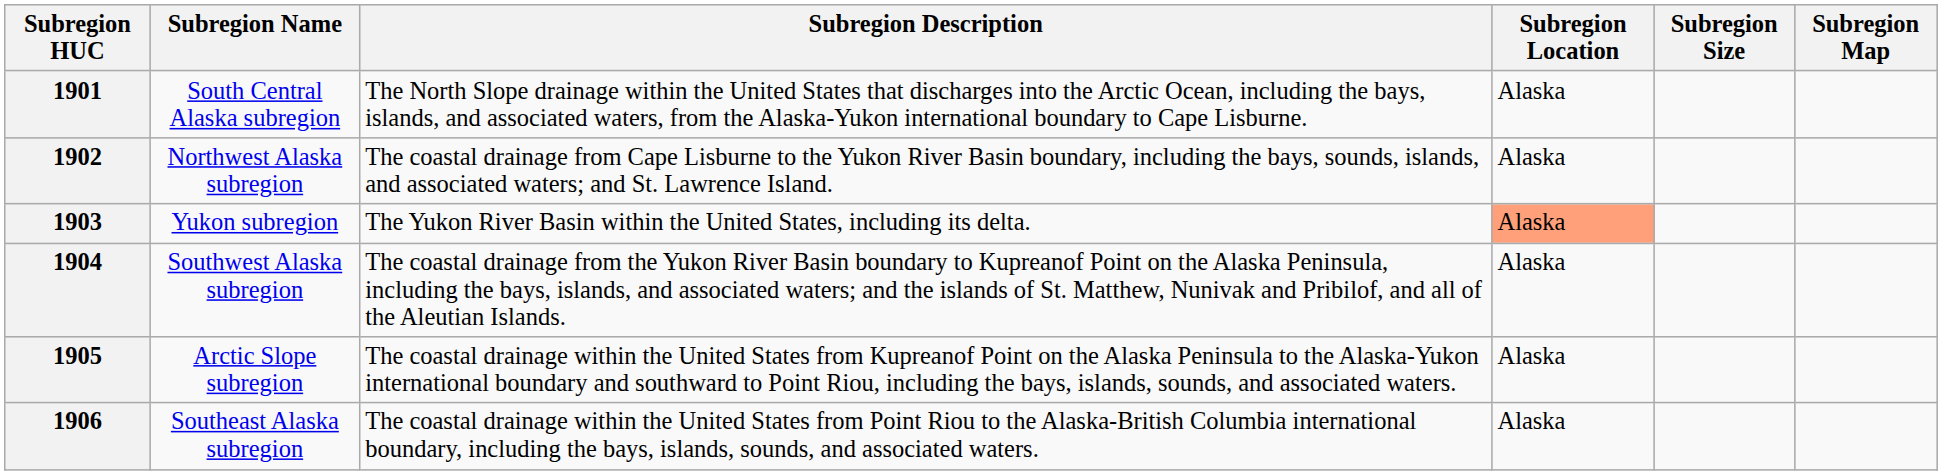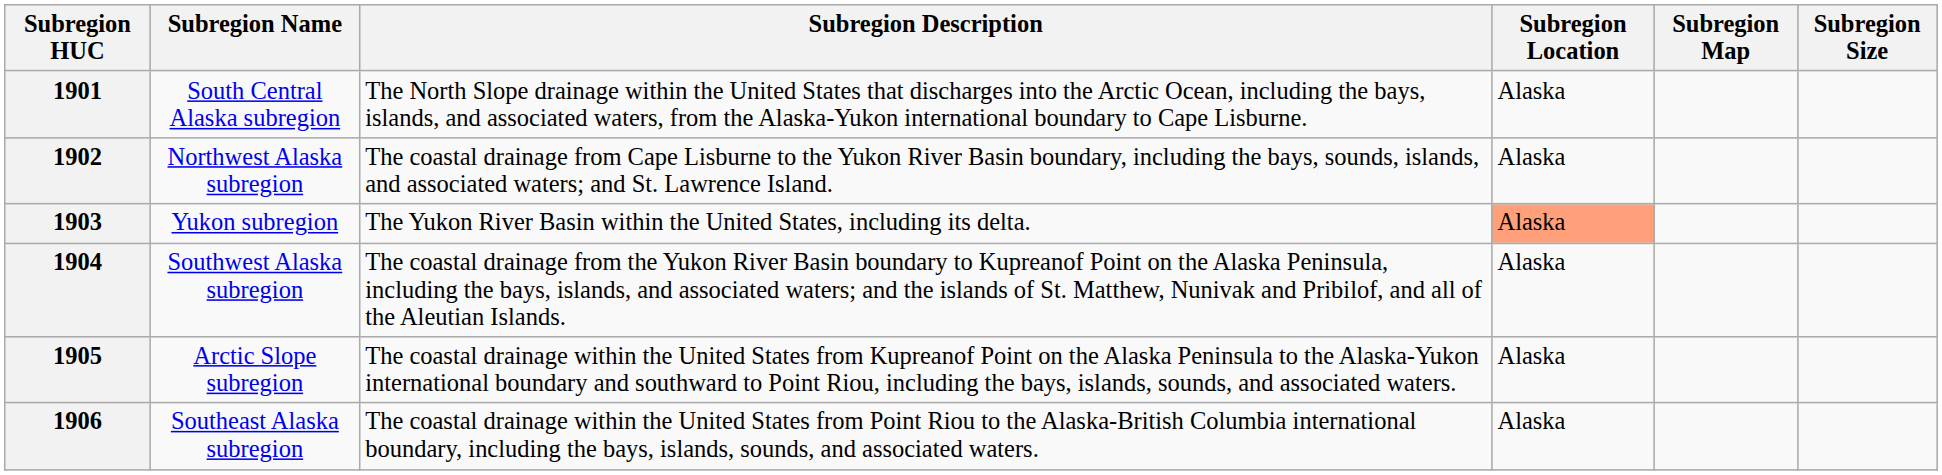columns swapped: (1724, 37) <-> (1866, 37)
